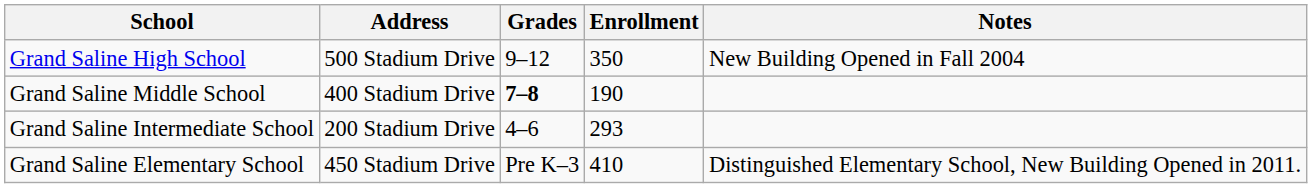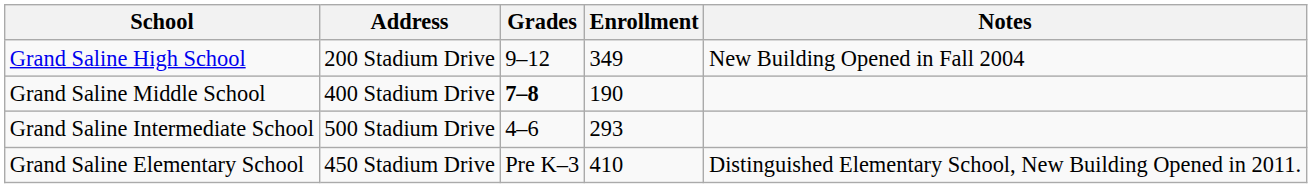(410, 57) 500 Stadium Drive -> (410, 57) 200 Stadium Drive
(606, 57) 350 -> (606, 57) 349
(410, 128) 200 Stadium Drive -> (410, 128) 500 Stadium Drive
